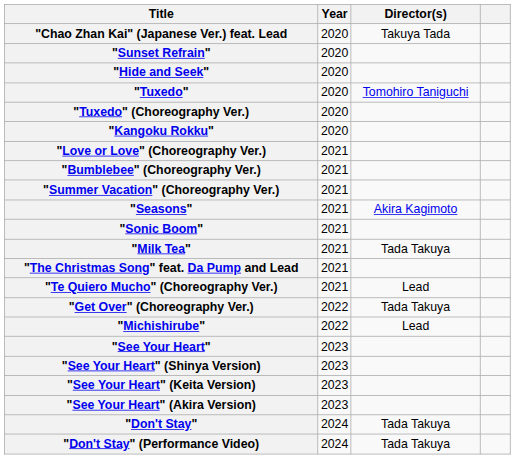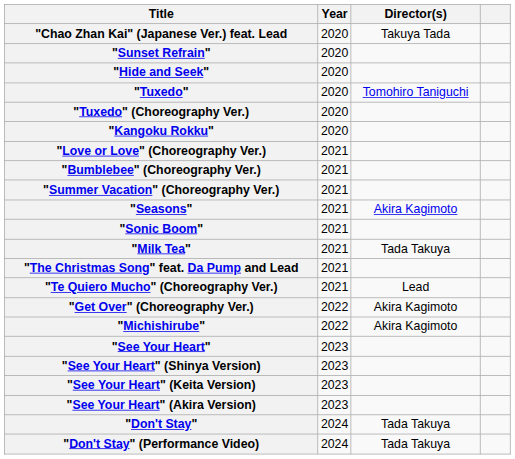(416, 307) Tada Takuya -> (416, 307) Akira Kagimoto
(416, 326) Lead -> (416, 326) Akira Kagimoto
